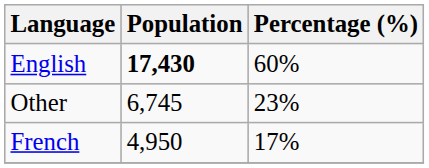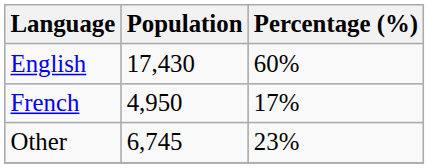(161, 63) bold -> (161, 63) normal
rows swapped: (45, 142) <-> (39, 102)
